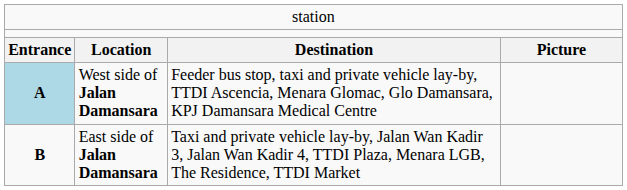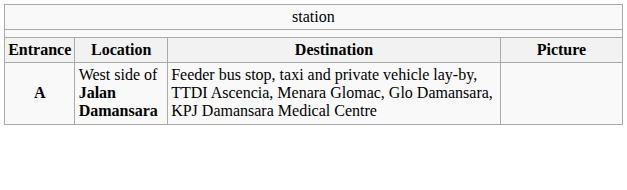(40, 93) lightblue background -> (40, 93) no background
- row: (118, 154)
